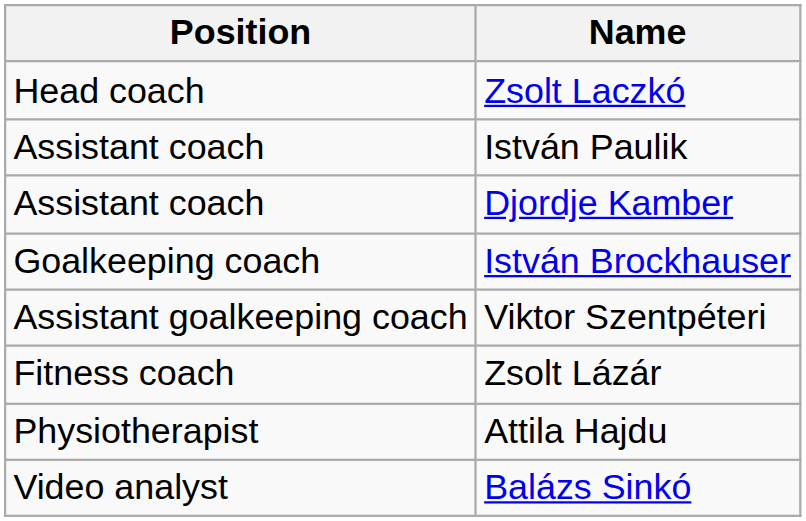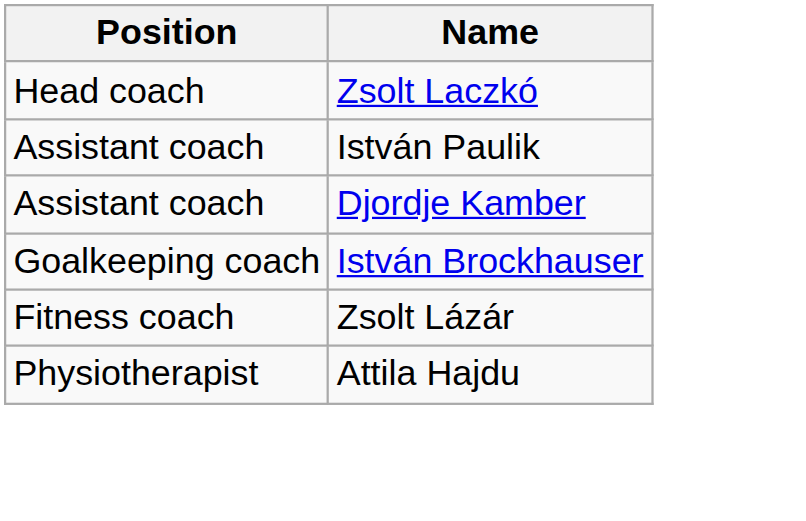- row: (625, 317)
- row: (588, 487)
